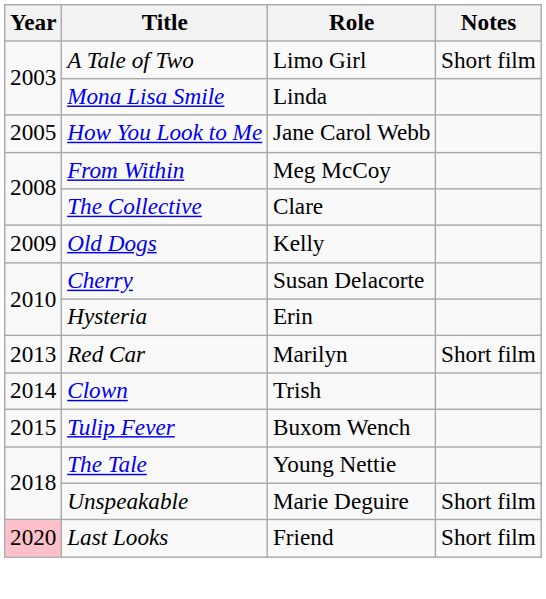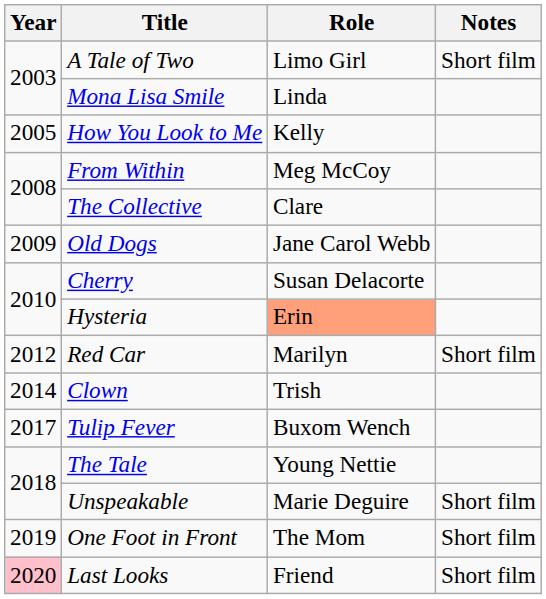(352, 133) Jane Carol Webb -> (299, 133) Kelly
(299, 243) Kelly -> (352, 243) Jane Carol Webb
(293, 317) no background -> (293, 317) lightsalmon background
(33, 354) 2013 -> (33, 354) 2012
(33, 427) 2015 -> (33, 427) 2017
+ row: (152, 538)
